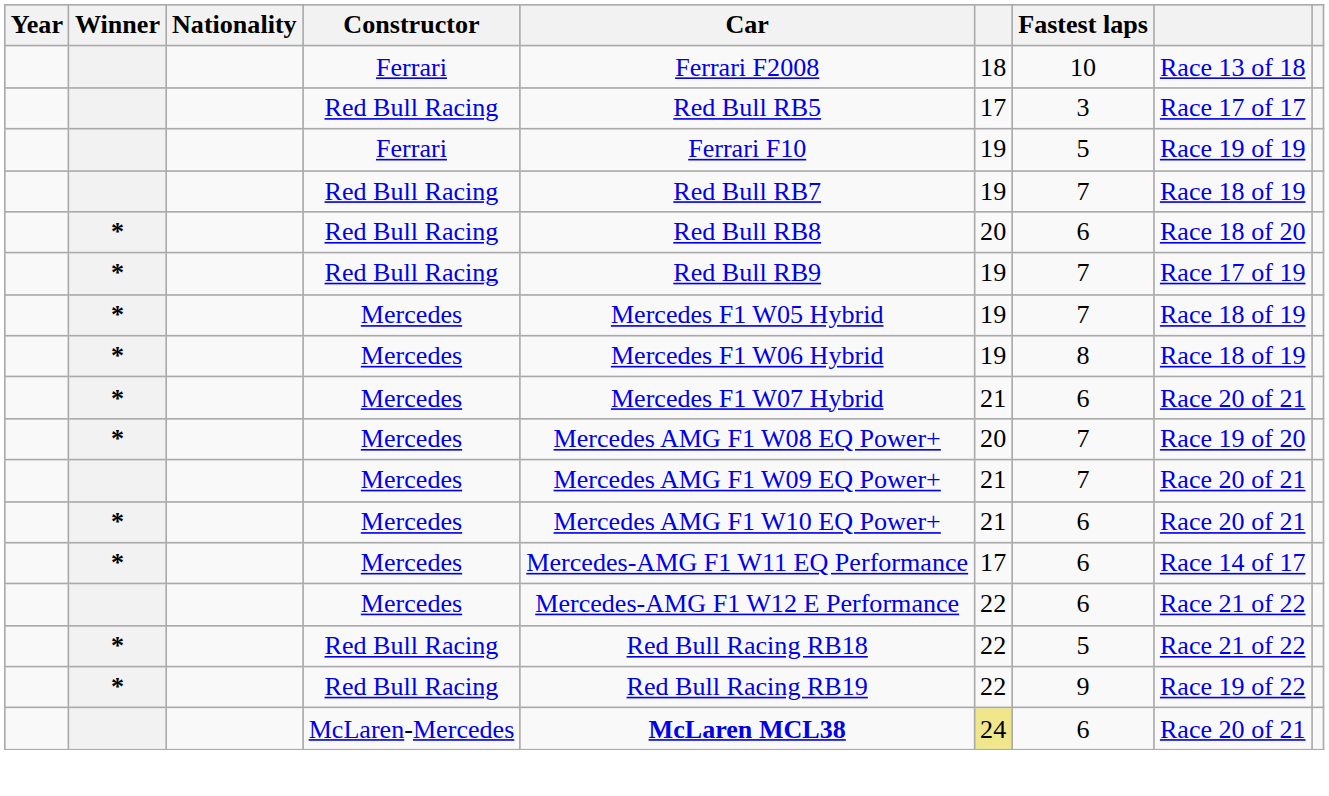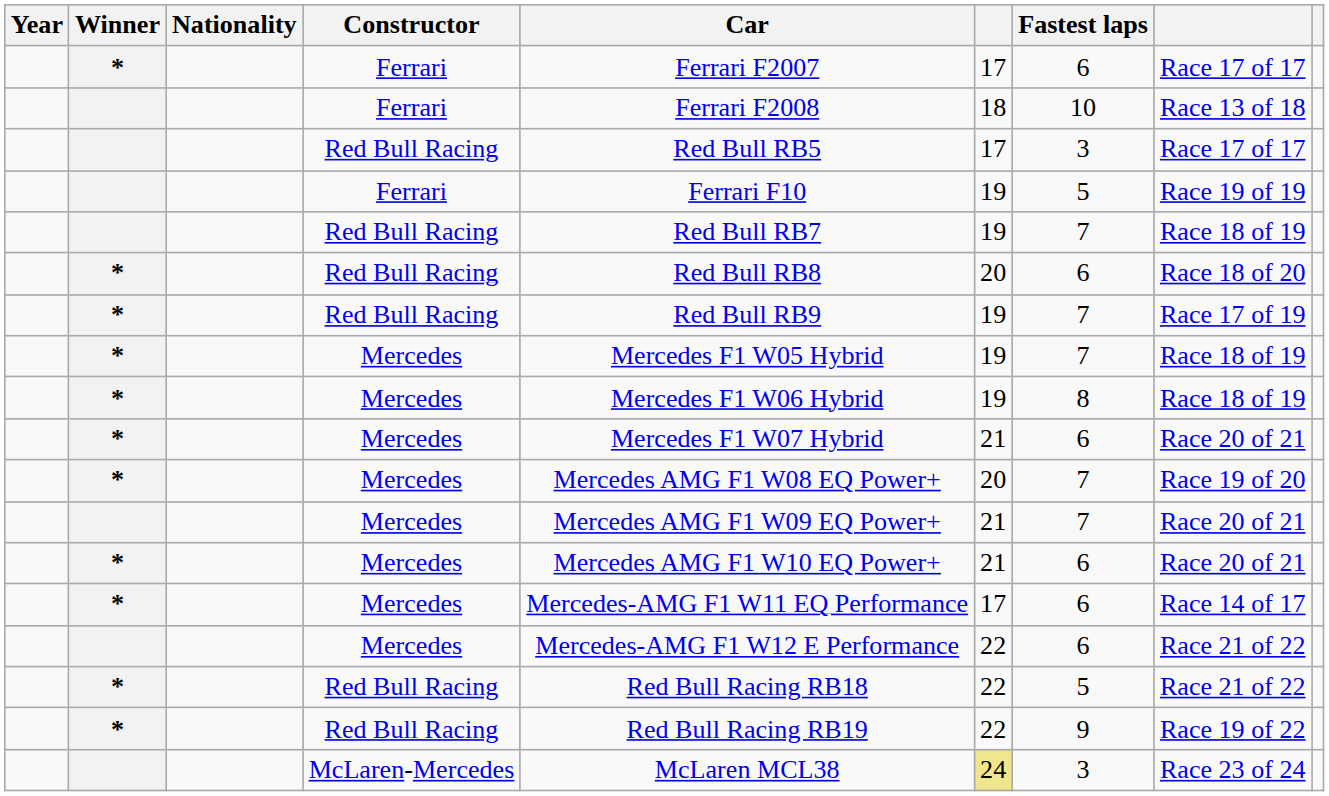+ row: (117, 66)
(747, 728) bold -> (747, 769) normal
(1083, 728) 6 -> (1083, 769) 3
(1233, 728) Race 20 of 21 -> (1233, 769) Race 23 of 24
